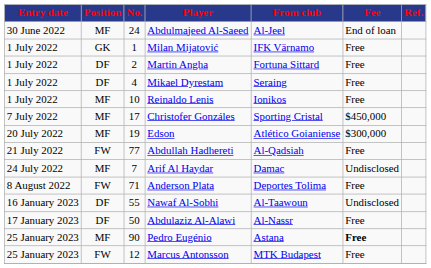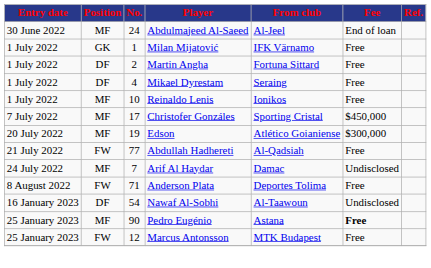(134, 202) 55 -> (134, 202) 54
- row: (191, 220)
